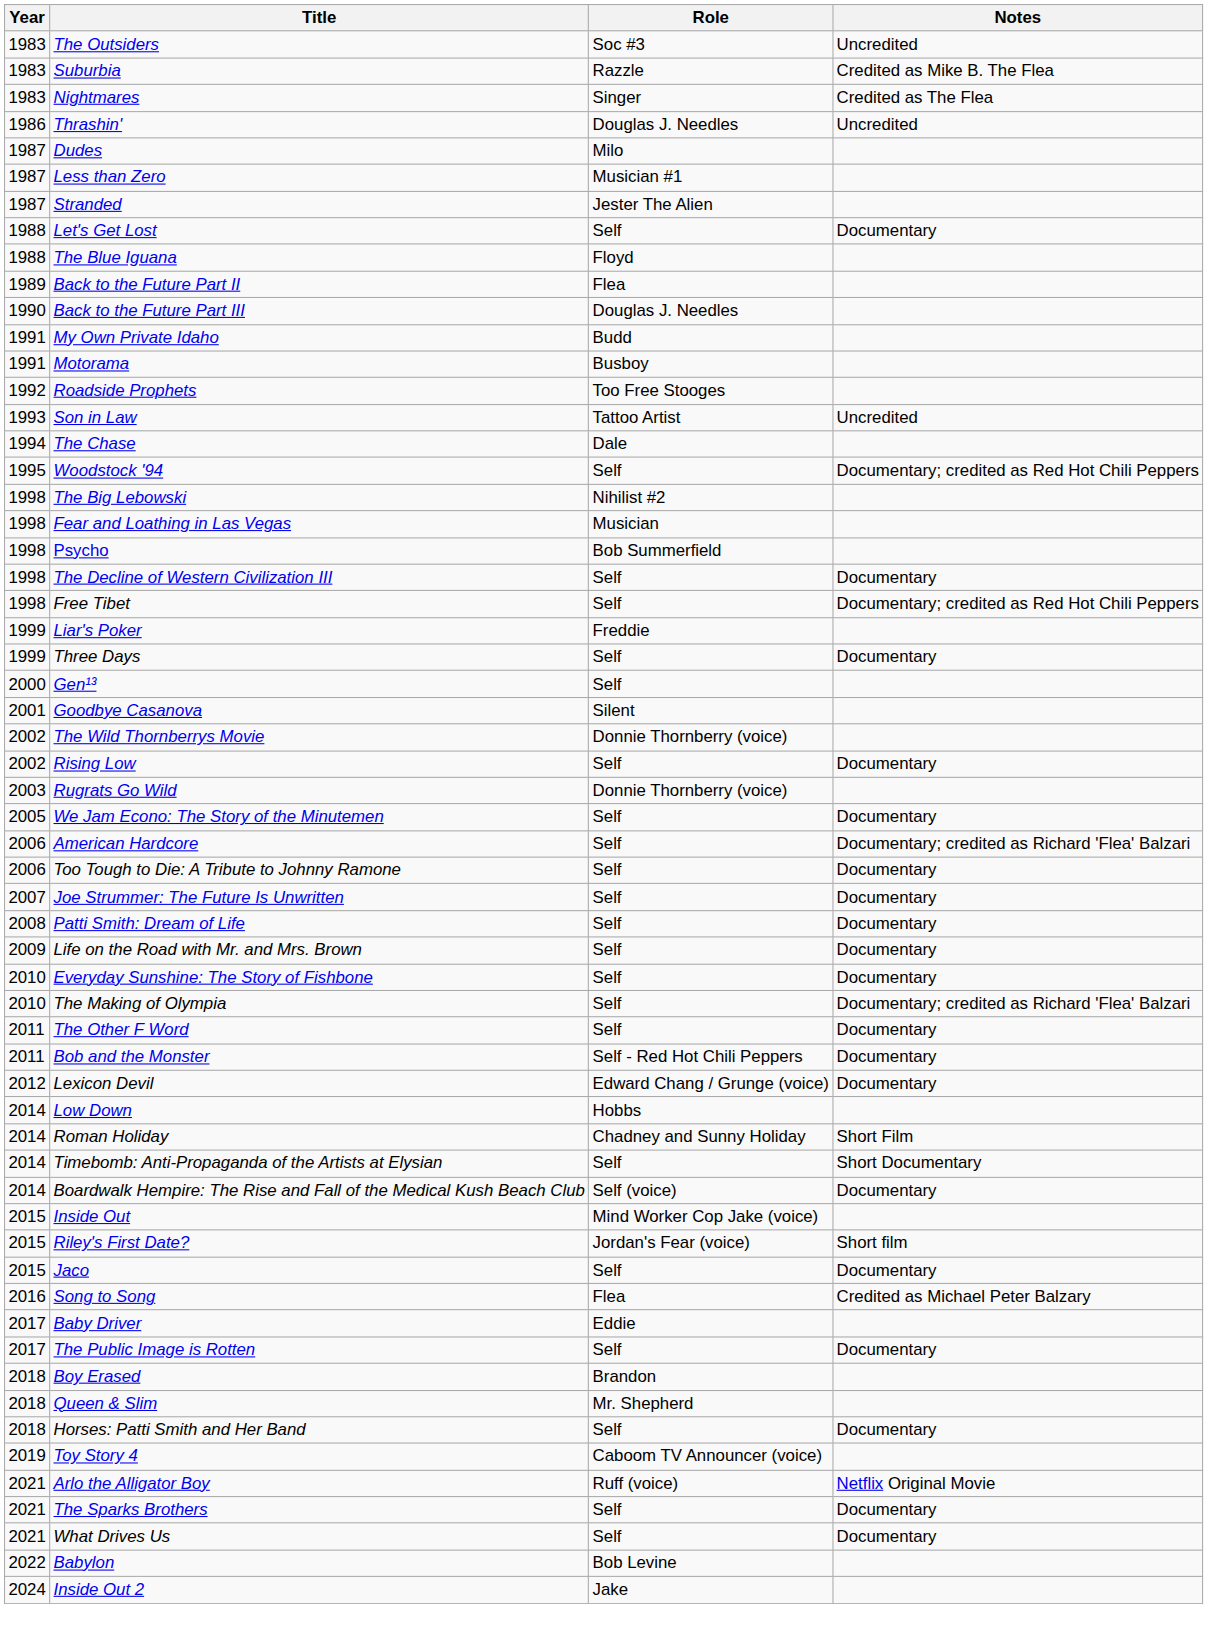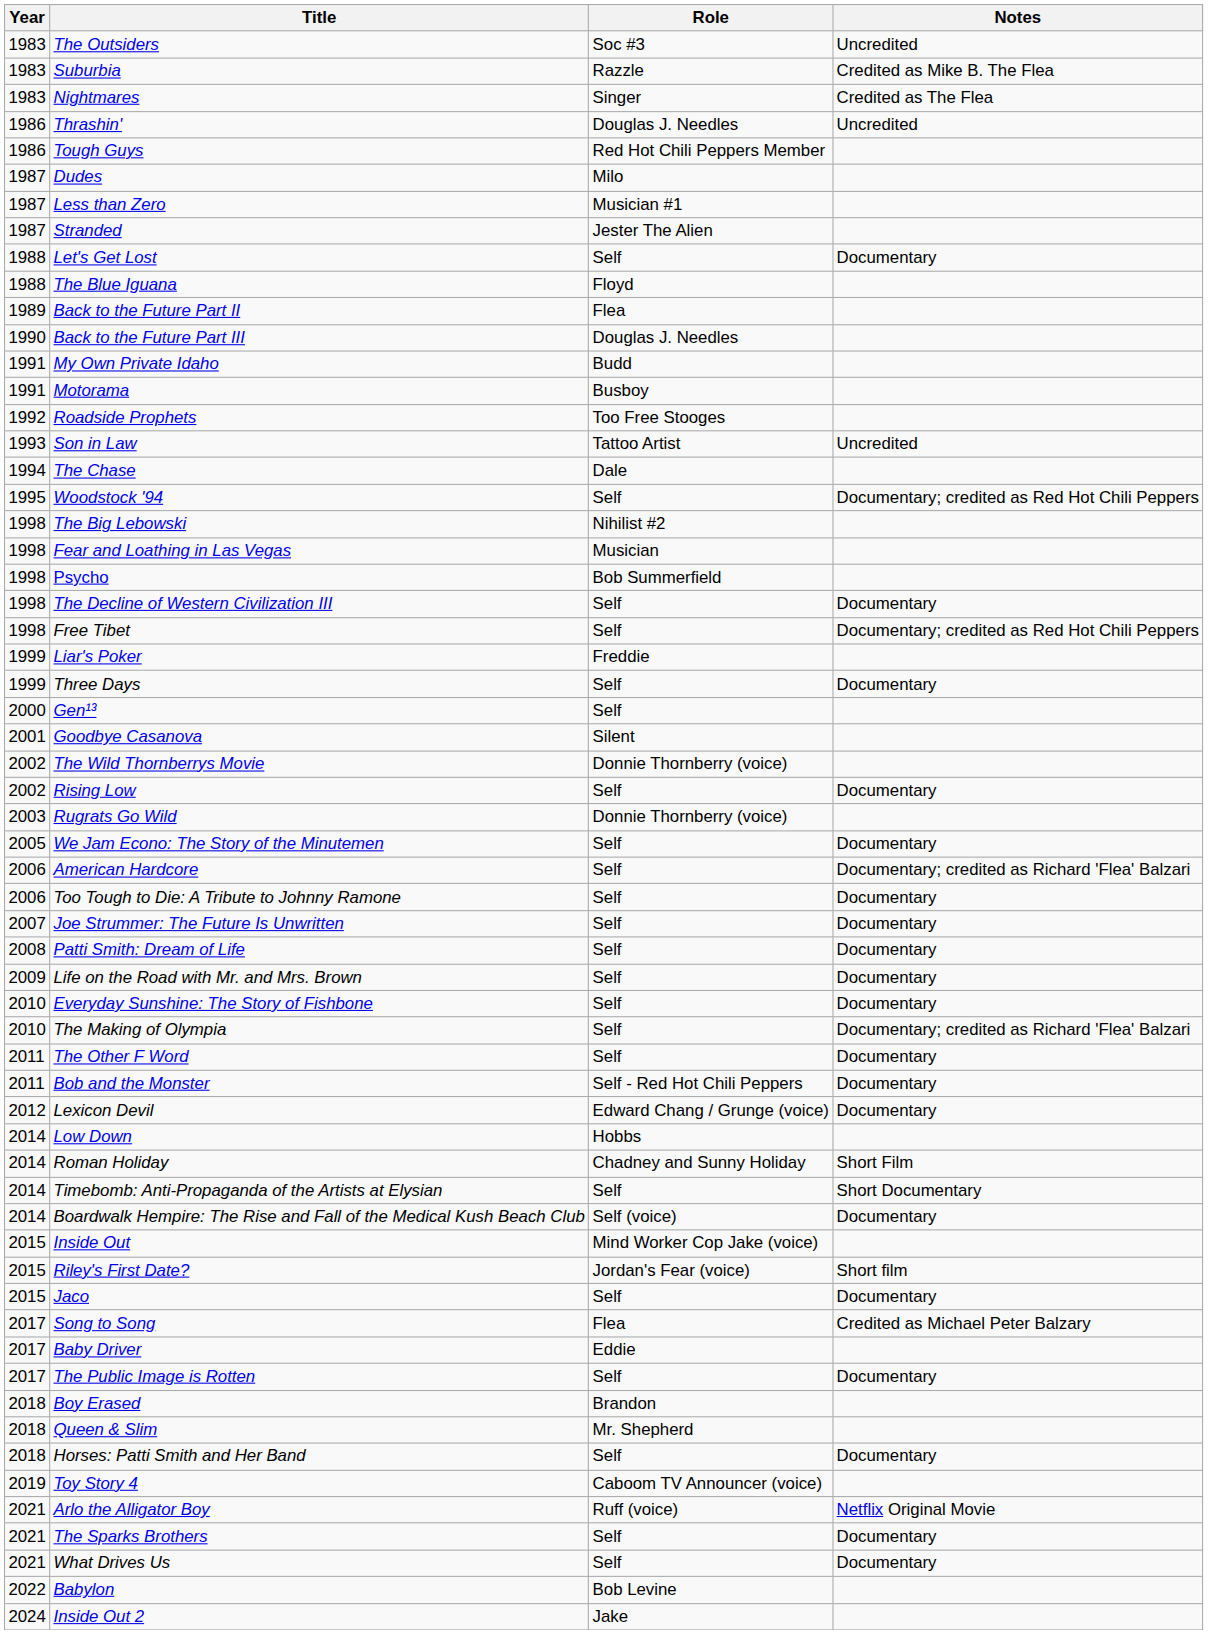+ row: (98, 151)
(27, 1296) 2016 -> (27, 1323) 2017
